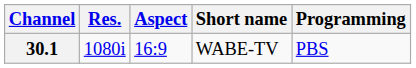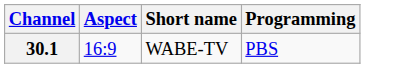- column: (105, 19)
